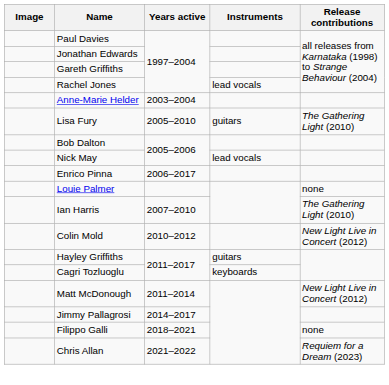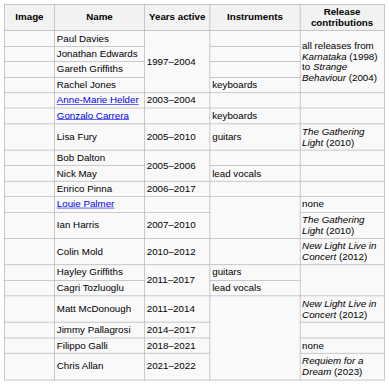(237, 85) lead vocals -> (235, 85) keyboards
+ row: (93, 116)
(235, 272) keyboards -> (237, 288) lead vocals
